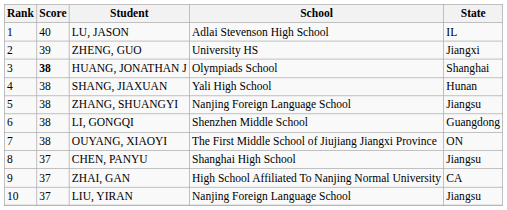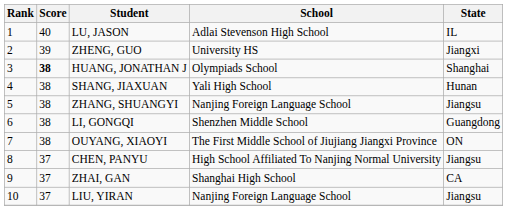(244, 159) Shanghai High School -> (317, 159) High School Affiliated To Nanjing Normal University
(317, 178) High School Affiliated To Nanjing Normal University -> (244, 178) Shanghai High School
